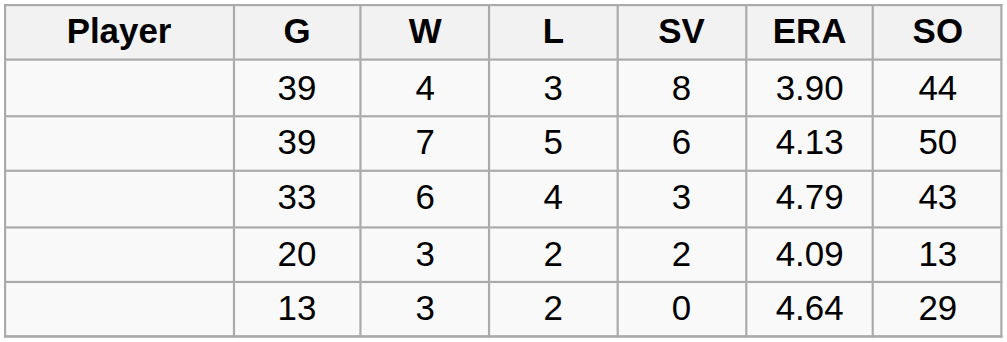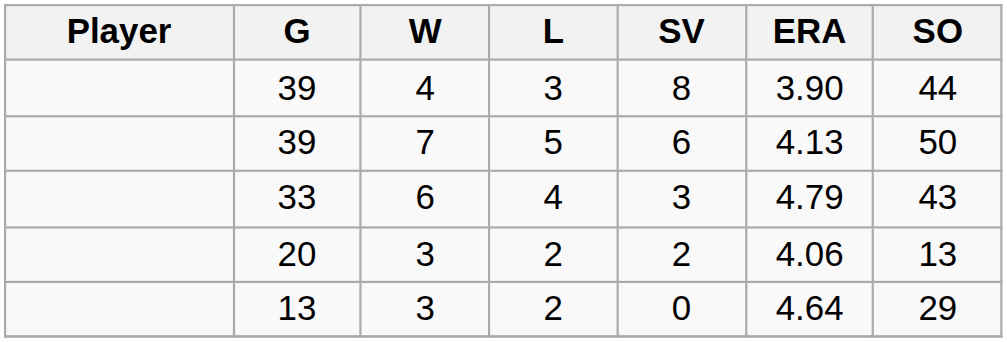(810, 253) 4.09 -> (810, 253) 4.06
